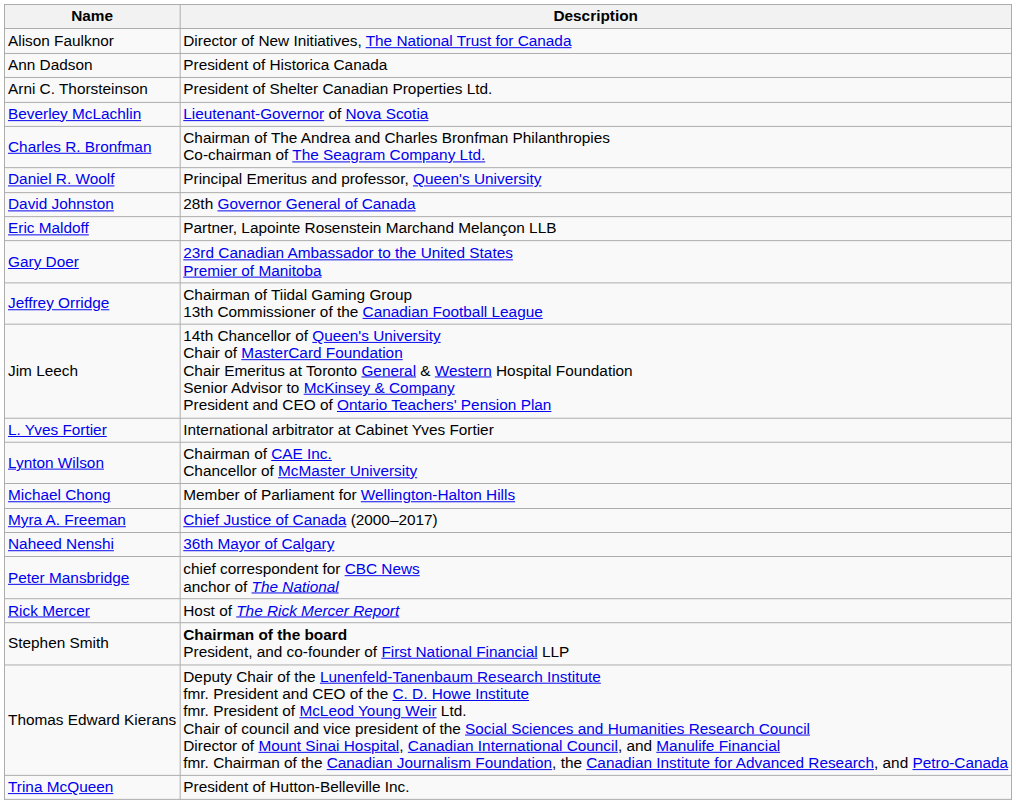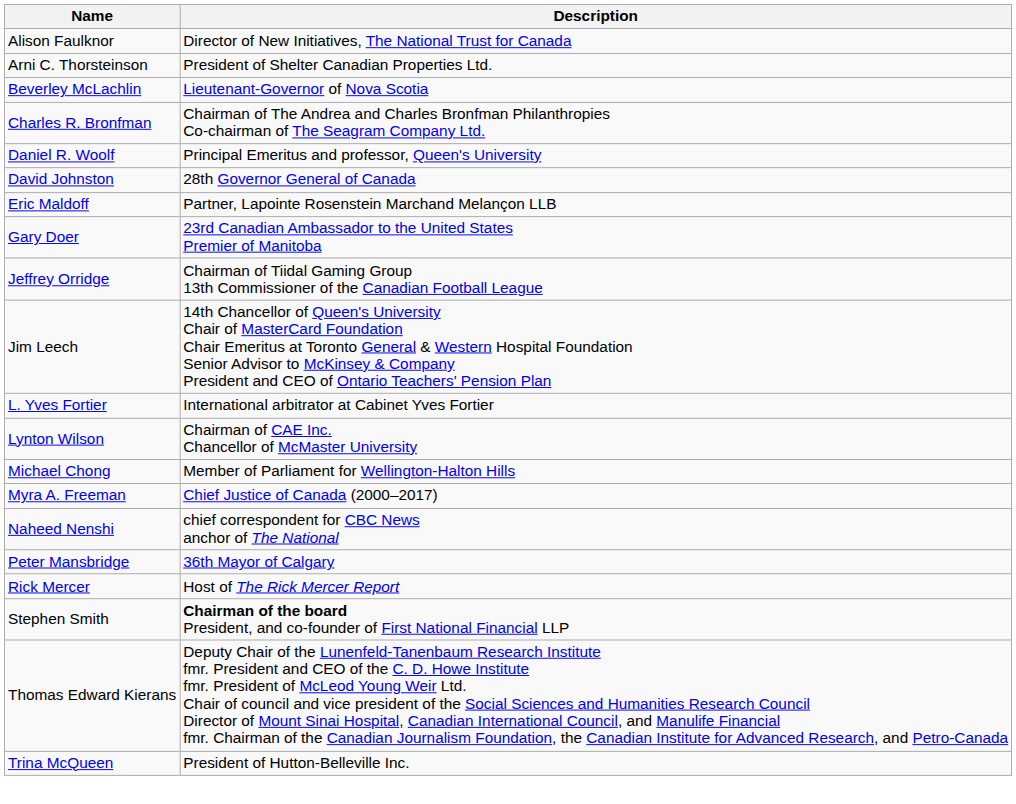- row: (50, 65)
(259, 544) 36th Mayor of Calgary -> (302, 528) chief correspondent for CBC News anchor of The National
(302, 577) chief correspondent for CBC News anchor of The National -> (259, 561) 36th Mayor of Calgary
